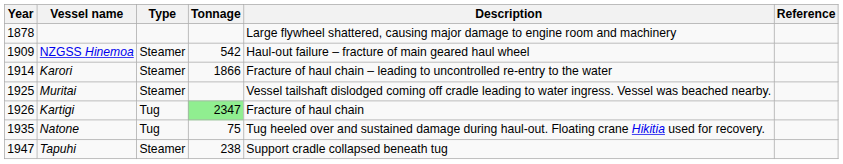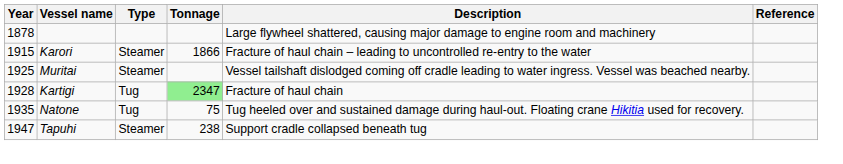- row: (87, 52)
(21, 71) 1914 -> (21, 52) 1915
(21, 110) 1926 -> (21, 91) 1928
